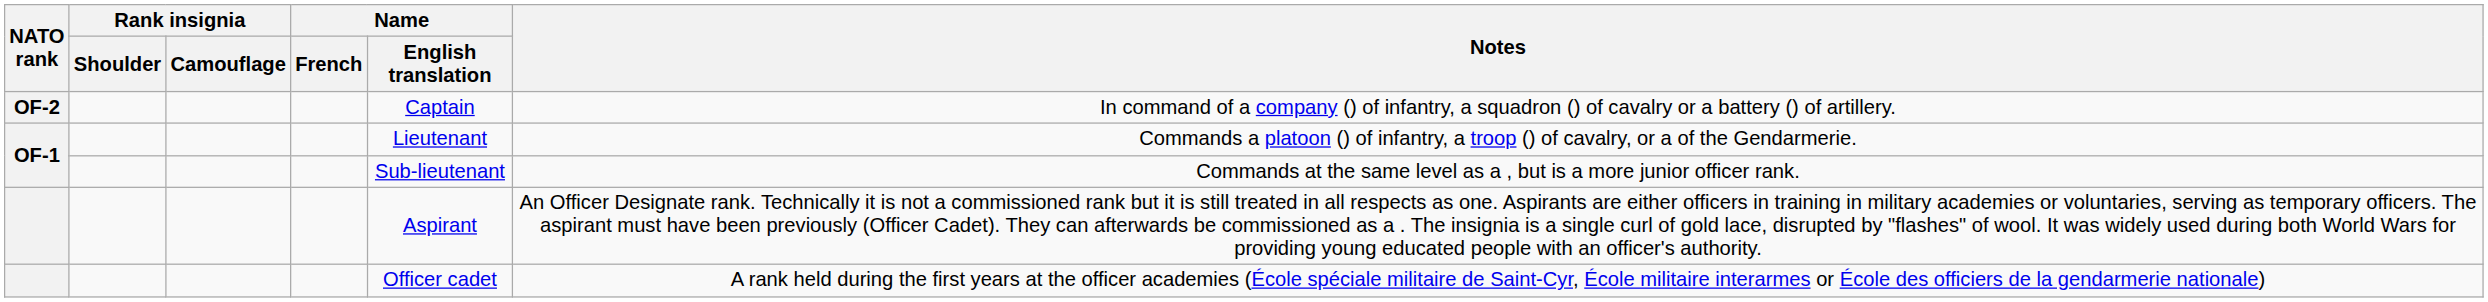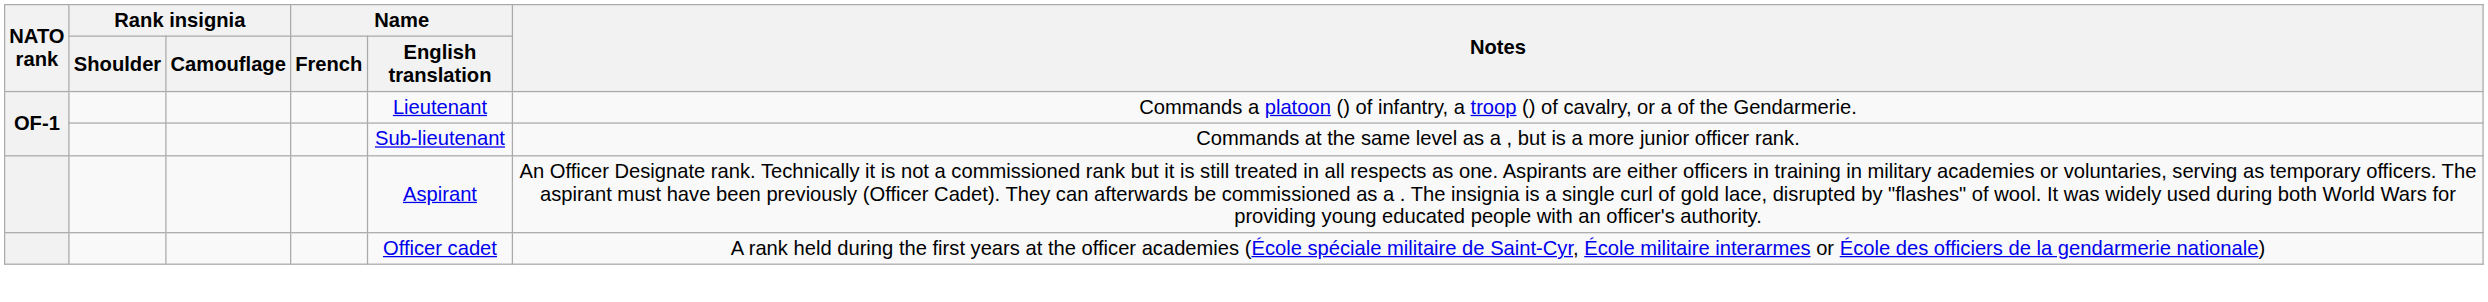- row: (37, 107)
